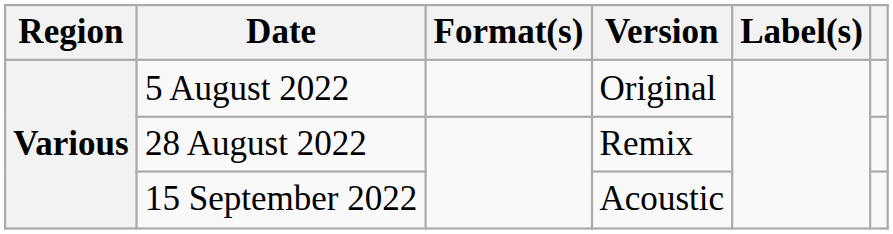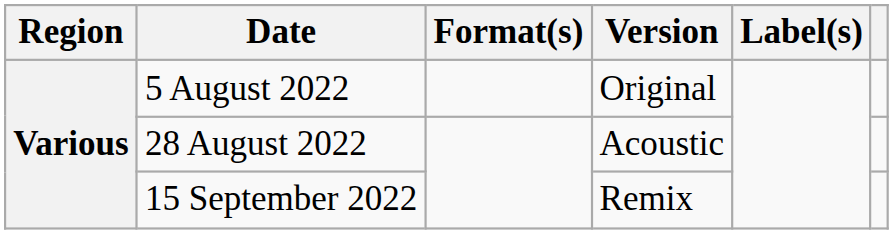(646, 143) Remix -> (662, 143) Acoustic
(662, 198) Acoustic -> (646, 198) Remix
